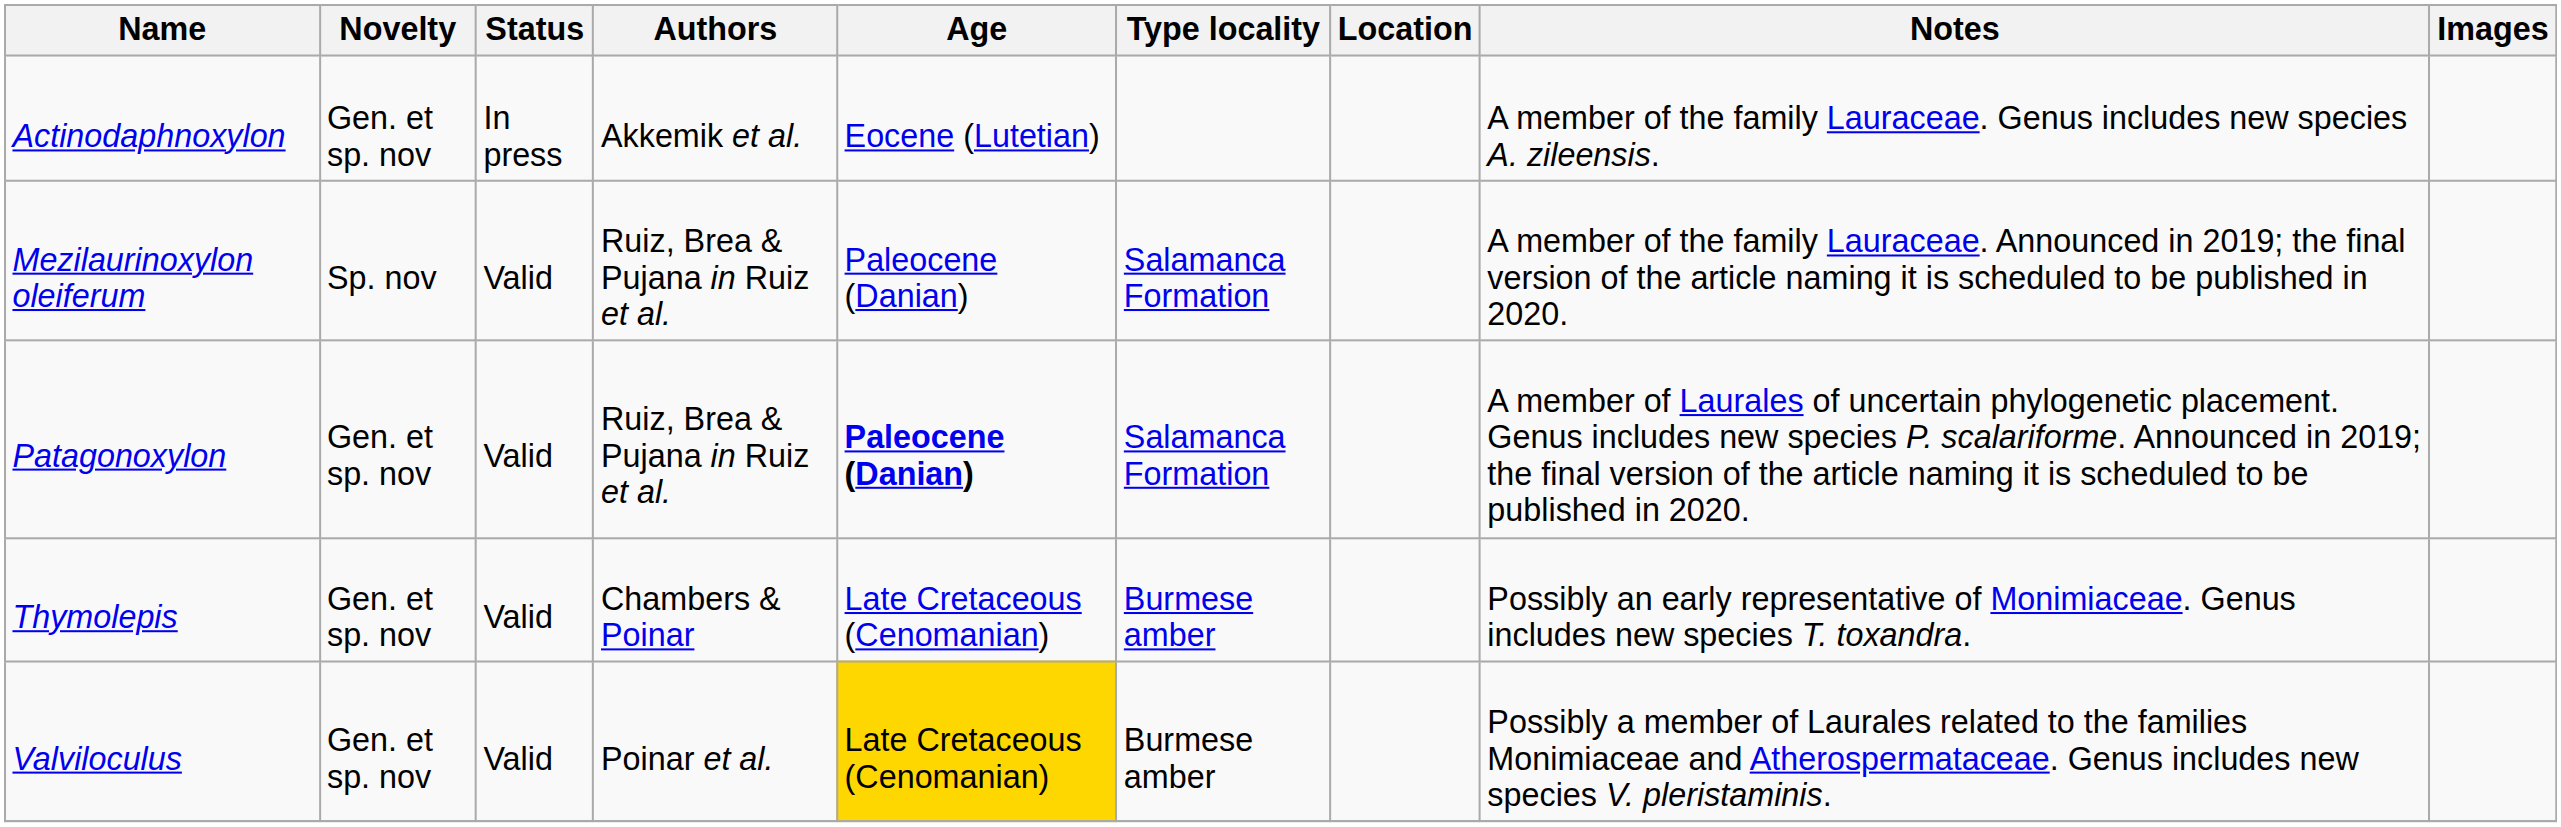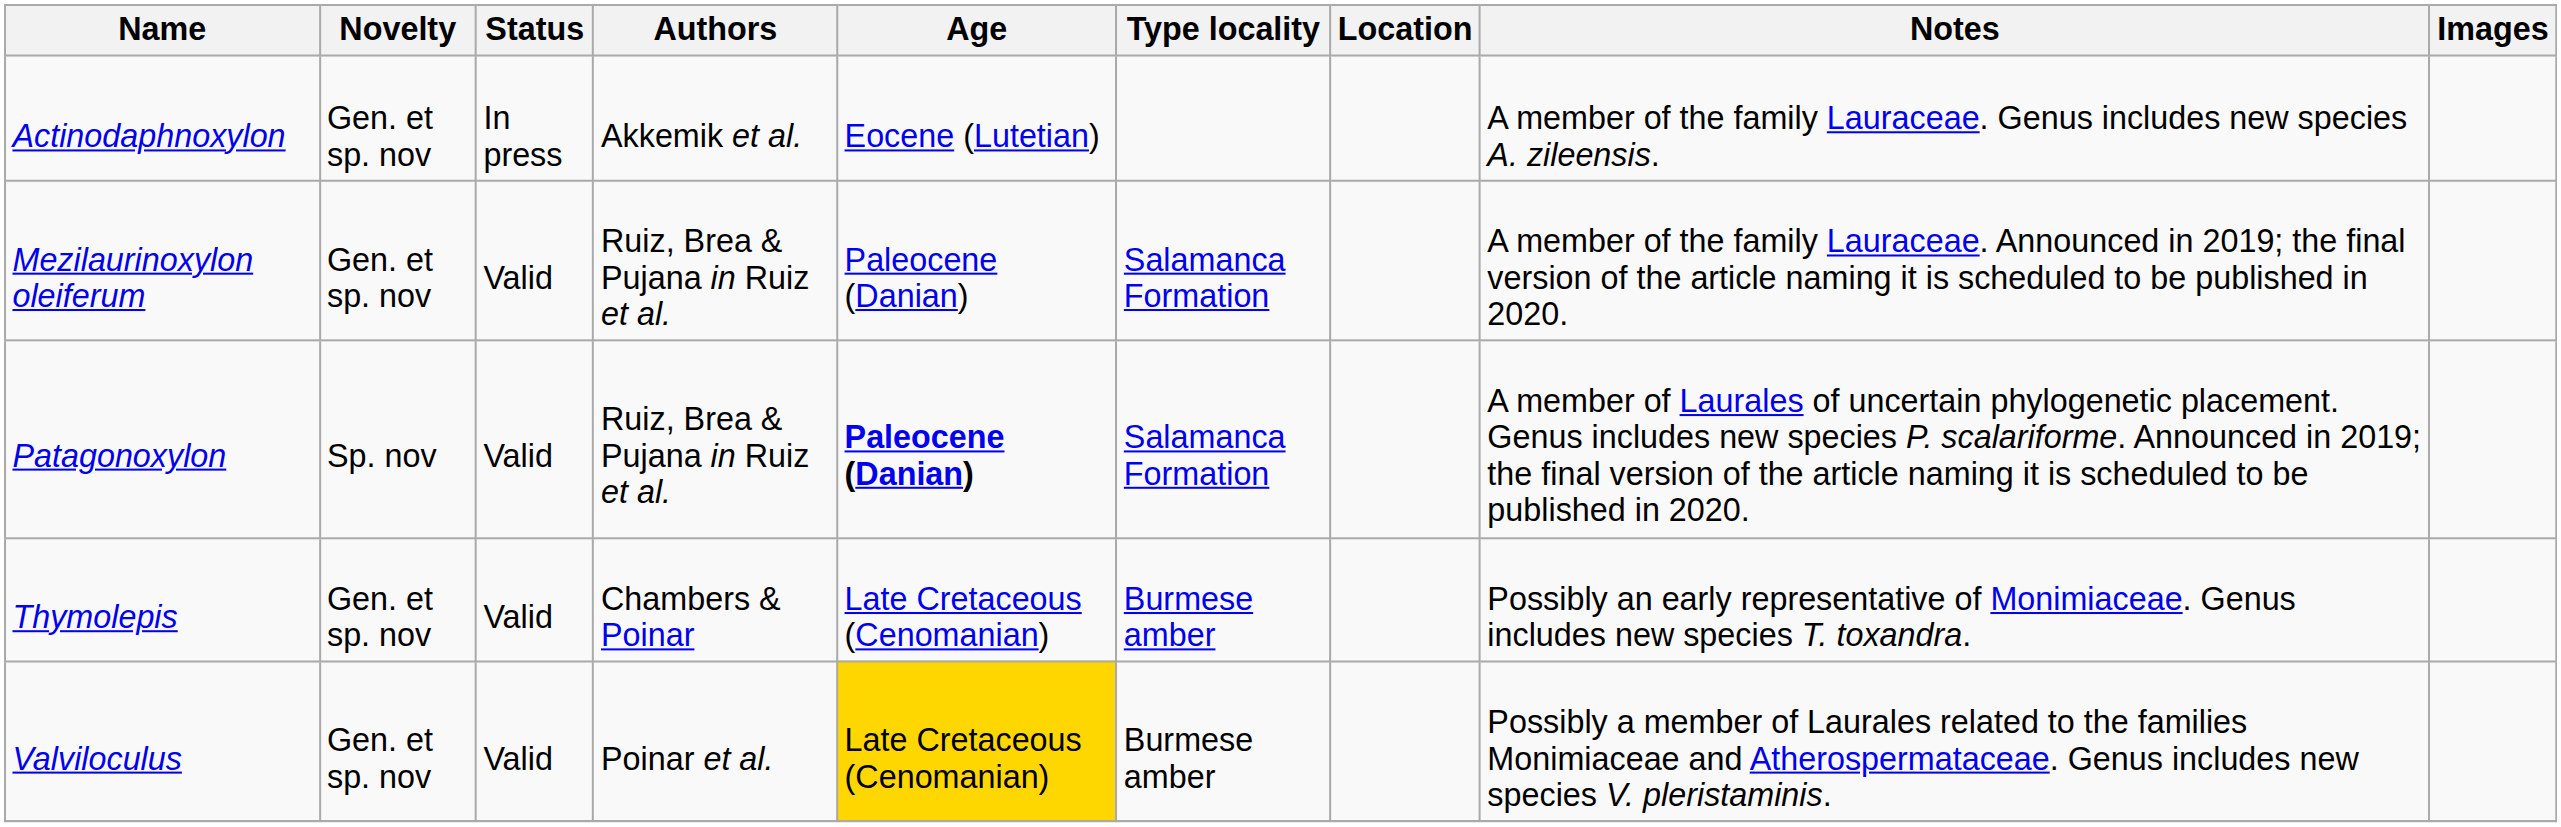(382, 278) Sp. nov -> (380, 278) Gen. et sp. nov
(380, 456) Gen. et sp. nov -> (382, 456) Sp. nov
